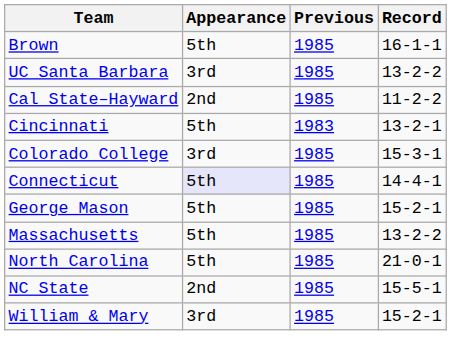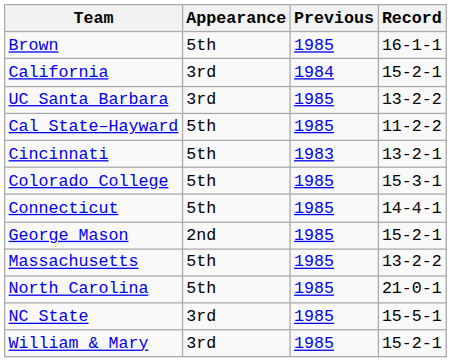+ row: (59, 72)
(201, 100) 2nd -> (201, 127) 5th
(201, 154) 3rd -> (201, 181) 5th
(201, 181) lavender background -> (201, 208) no background
(201, 208) 5th -> (201, 235) 2nd
(201, 289) 2nd -> (201, 317) 3rd
